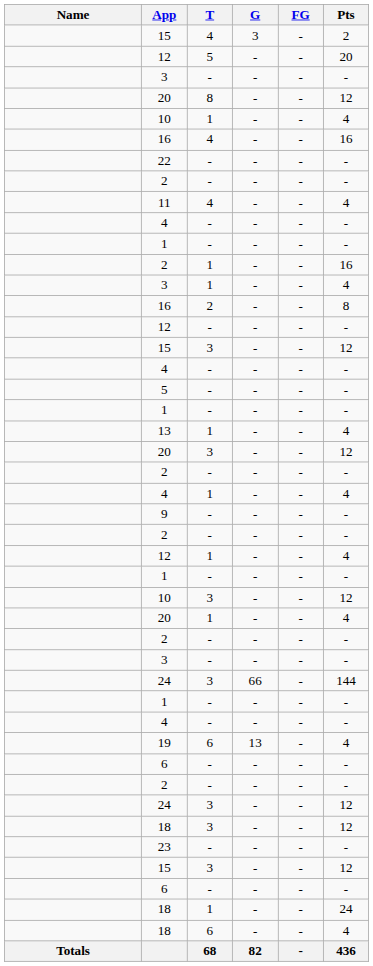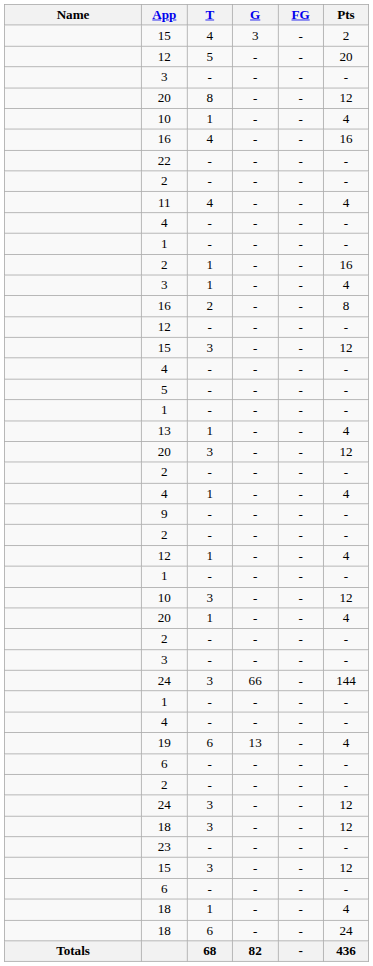(346, 909) 24 -> (346, 909) 4
(346, 930) 4 -> (346, 930) 24
